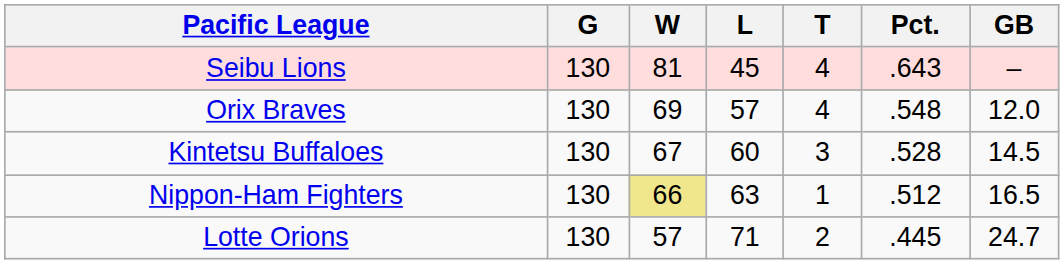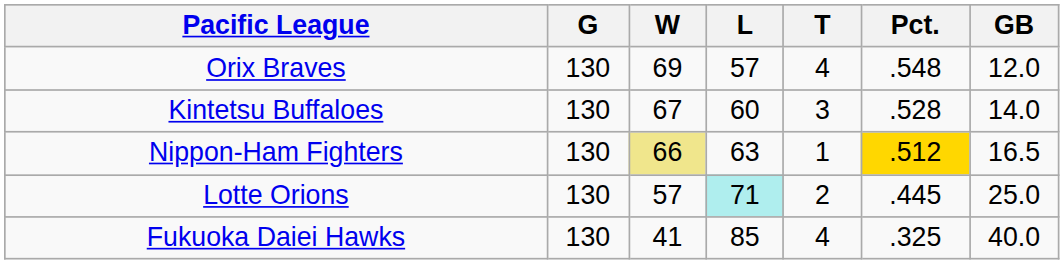- row: (276, 68)
(1014, 152) 14.5 -> (1014, 110) 14.0
(915, 195) no background -> (915, 152) gold background
(745, 237) no background -> (745, 195) paleturquoise background
(1014, 237) 24.7 -> (1014, 195) 25.0
+ row: (276, 237)
